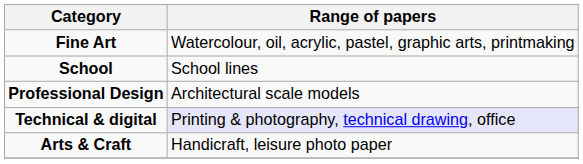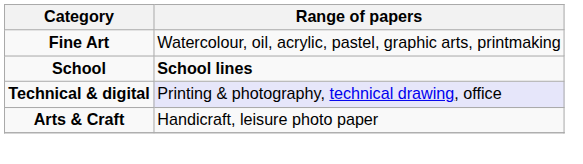(215, 68) normal -> (205, 68) bold
- row: (86, 94)
